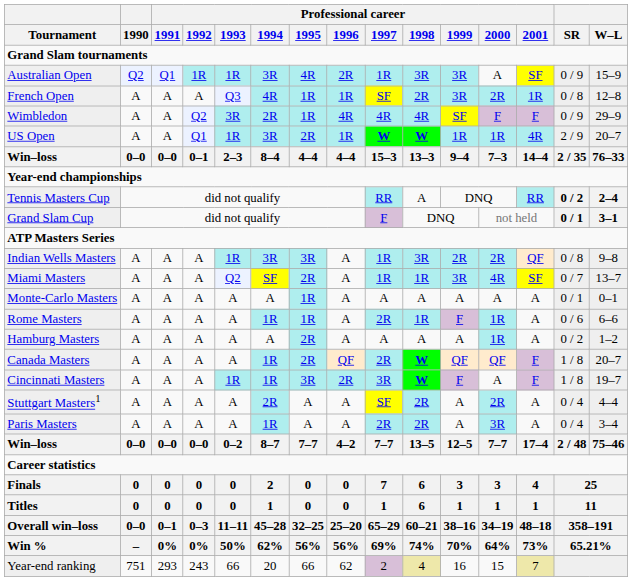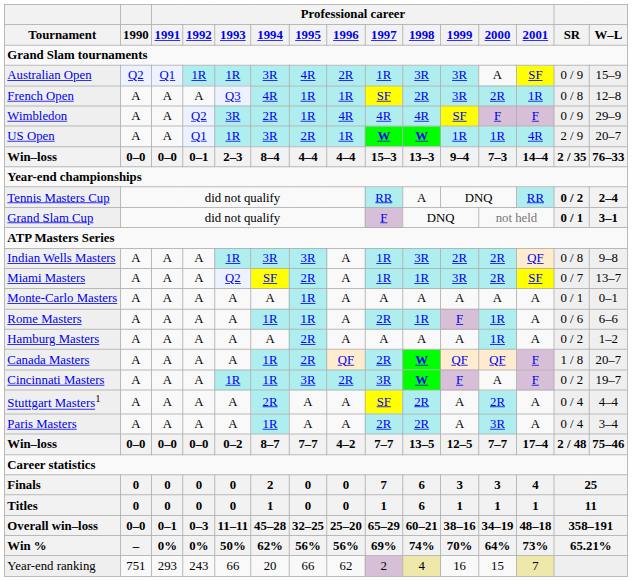(497, 278) 4R -> (497, 278) 2R
(572, 380) 1 / 8 -> (572, 380) 0 / 2
